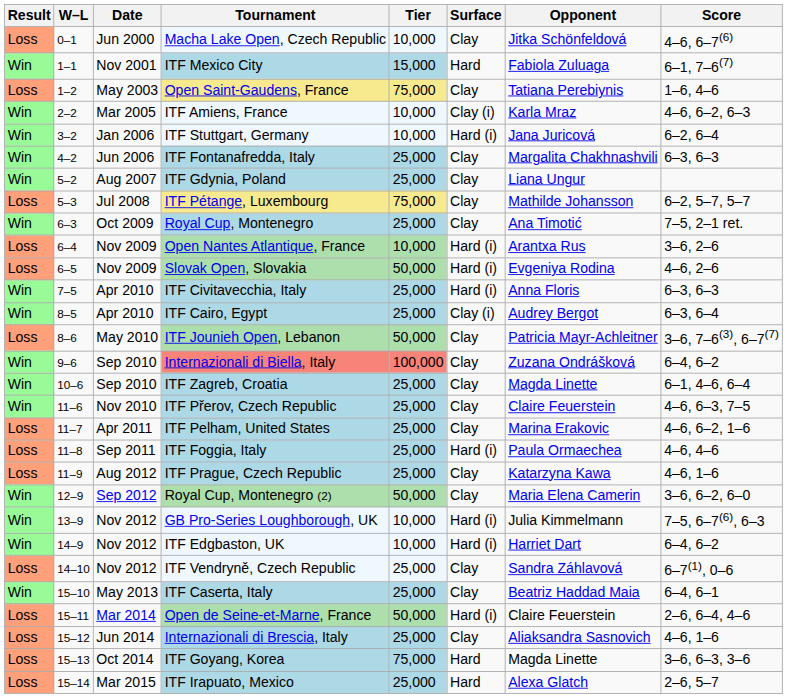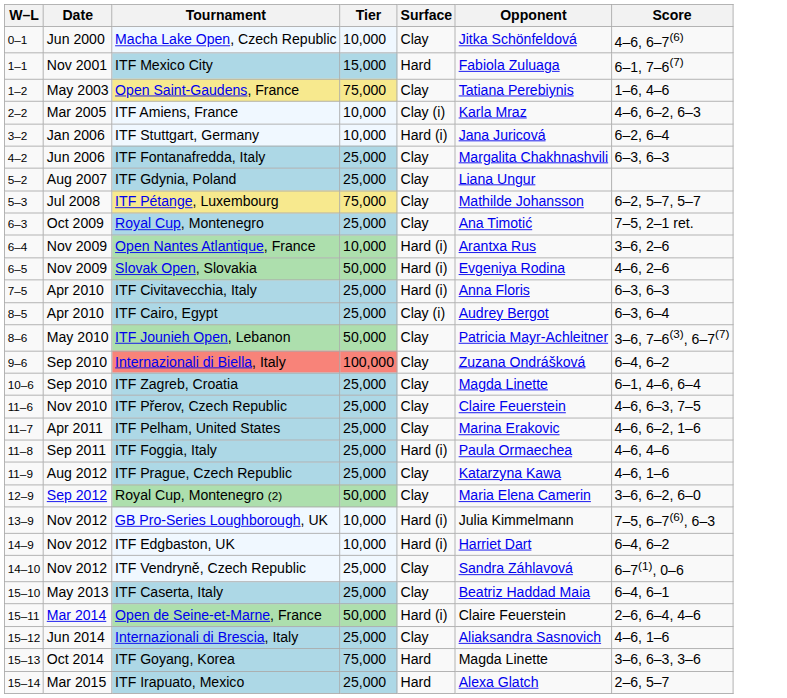- column: (29, 15)
